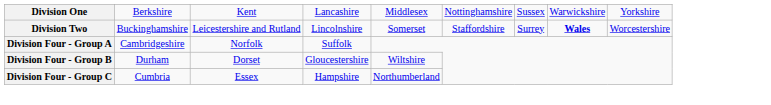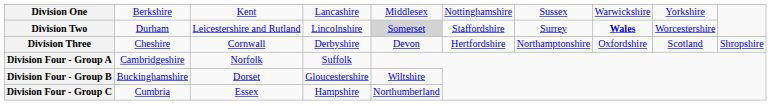(152, 28) Buckinghamshire -> (152, 28) Durham
(406, 28) no background -> (406, 28) lightgrey background
+ row: (59, 44)
(152, 60) Durham -> (152, 76) Buckinghamshire
